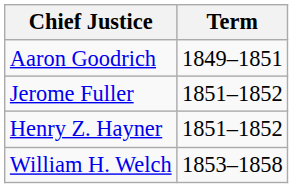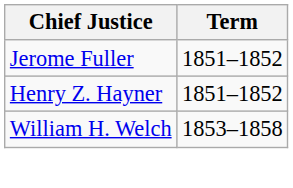- row: (83, 57)
